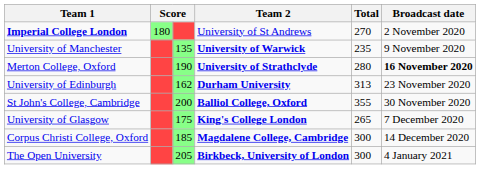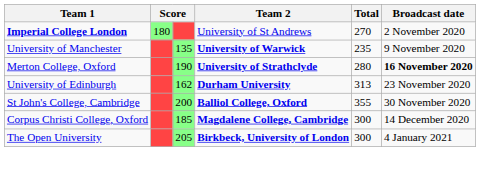- row: (58, 119)
